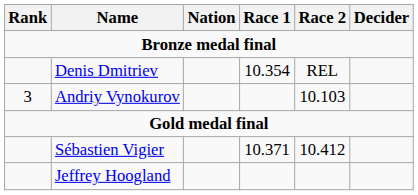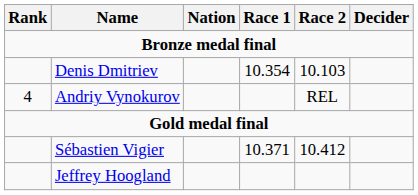(322, 70) REL -> (322, 70) 10.103
(28, 96) 3 -> (28, 96) 4
(322, 96) 10.103 -> (322, 96) REL
